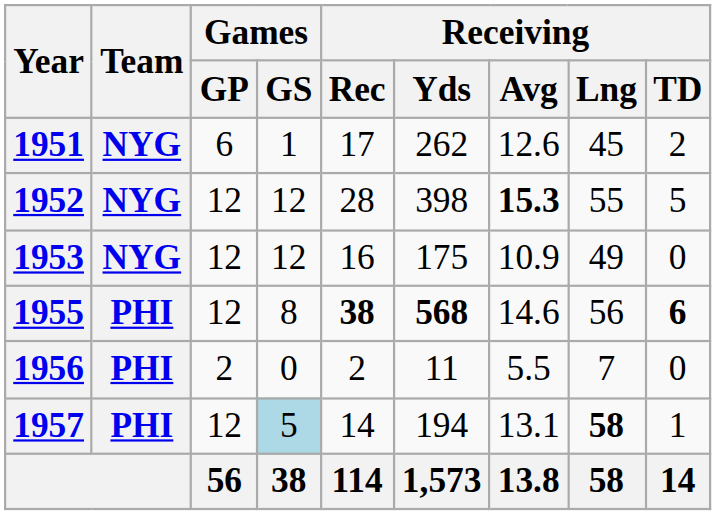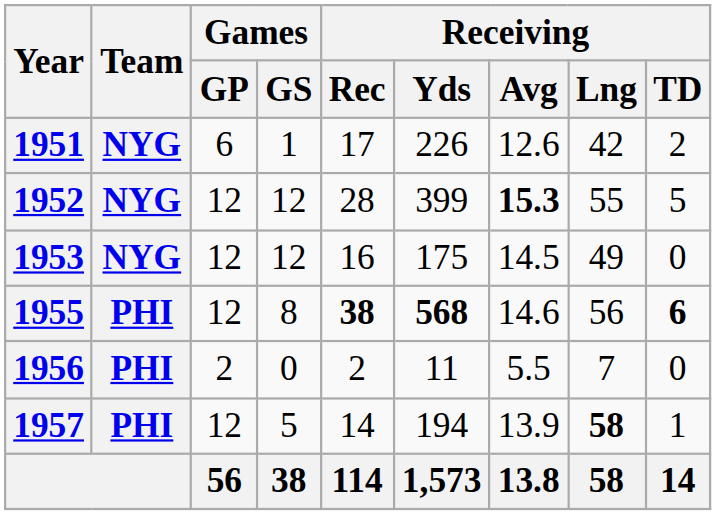(442, 144) 262 -> (442, 144) 226
(606, 144) 45 -> (606, 144) 42
(442, 200) 398 -> (442, 200) 399
(529, 256) 10.9 -> (529, 256) 14.5
(289, 425) lightblue background -> (289, 425) no background
(529, 425) 13.1 -> (529, 425) 13.9
